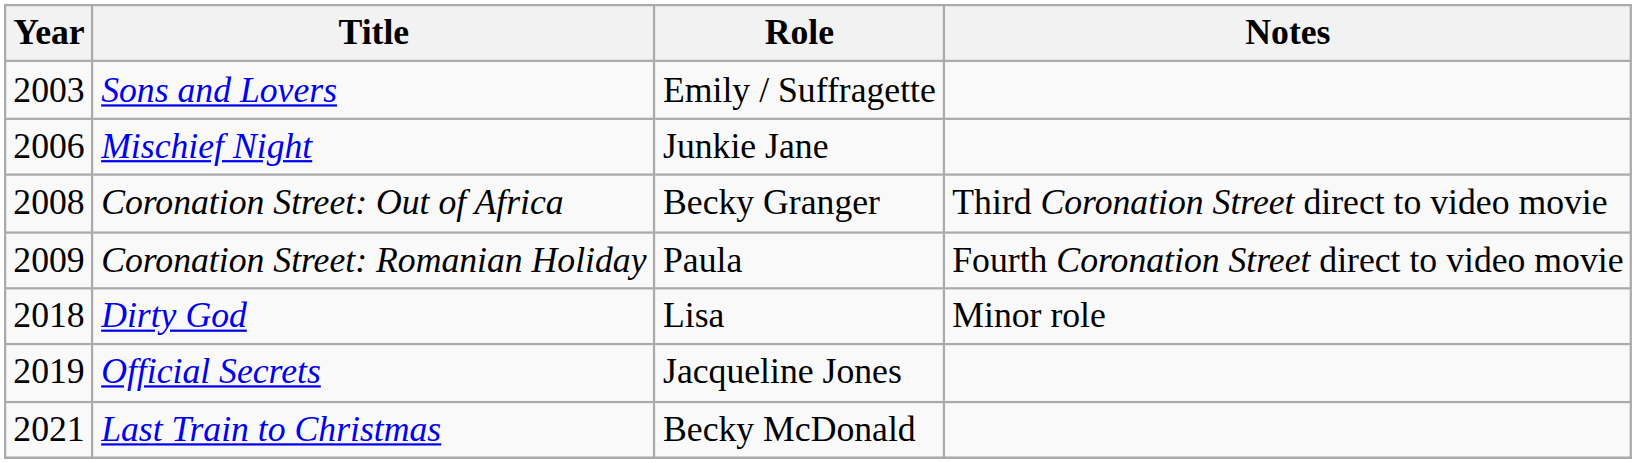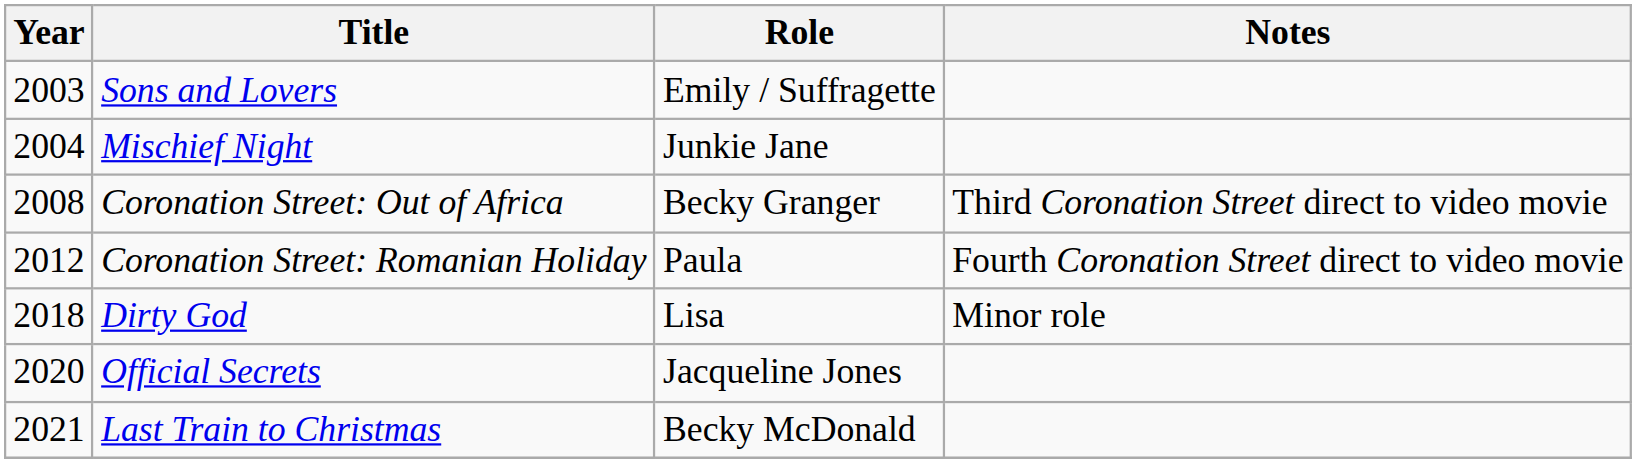(49, 145) 2006 -> (49, 145) 2004
(49, 259) 2009 -> (49, 259) 2012
(49, 372) 2019 -> (49, 372) 2020
